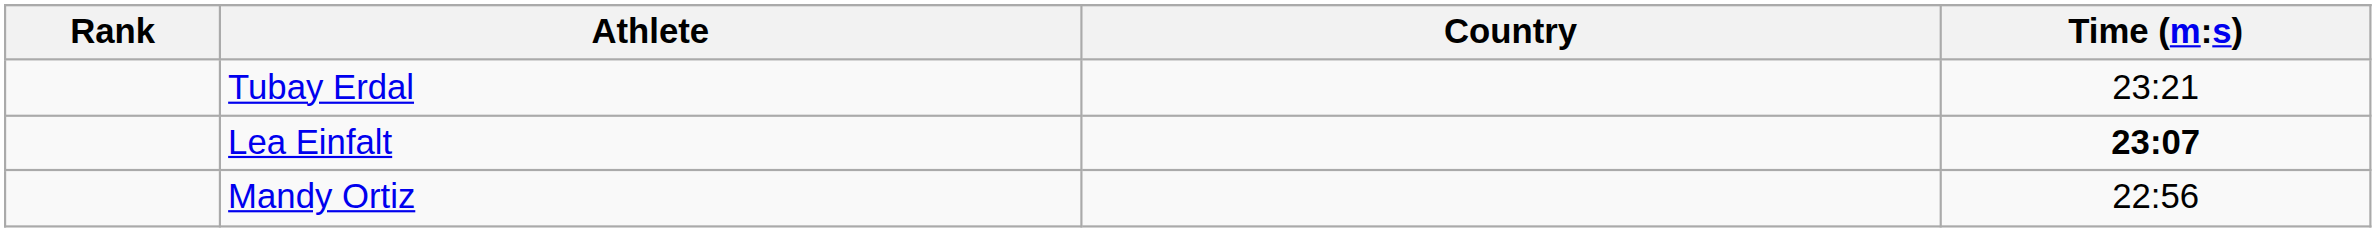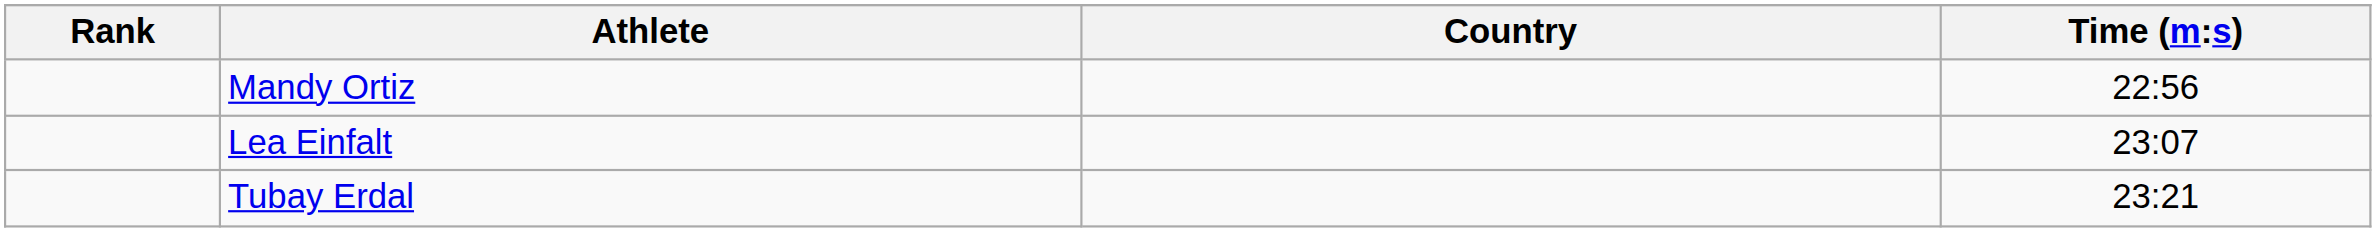rows swapped: (322, 197) <-> (321, 87)
(2156, 142) bold -> (2156, 142) normal
